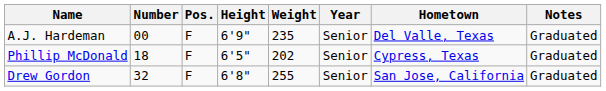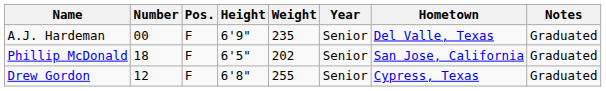(426, 55) Cypress, Texas -> (449, 55) San Jose, California
(141, 76) 32 -> (141, 76) 12
(449, 76) San Jose, California -> (426, 76) Cypress, Texas
